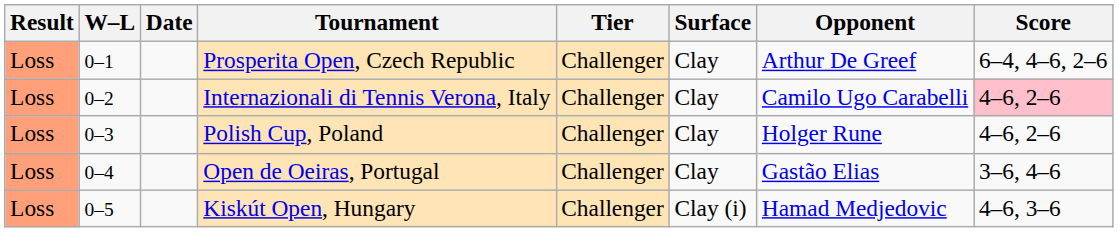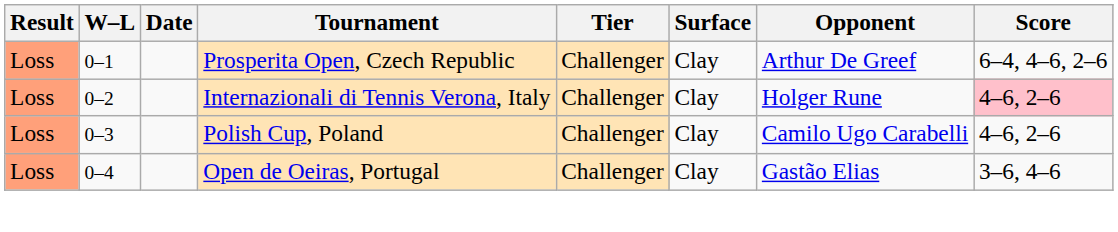(865, 97) Camilo Ugo Carabelli -> (822, 97) Holger Rune
(822, 134) Holger Rune -> (865, 134) Camilo Ugo Carabelli
- row: (309, 208)
